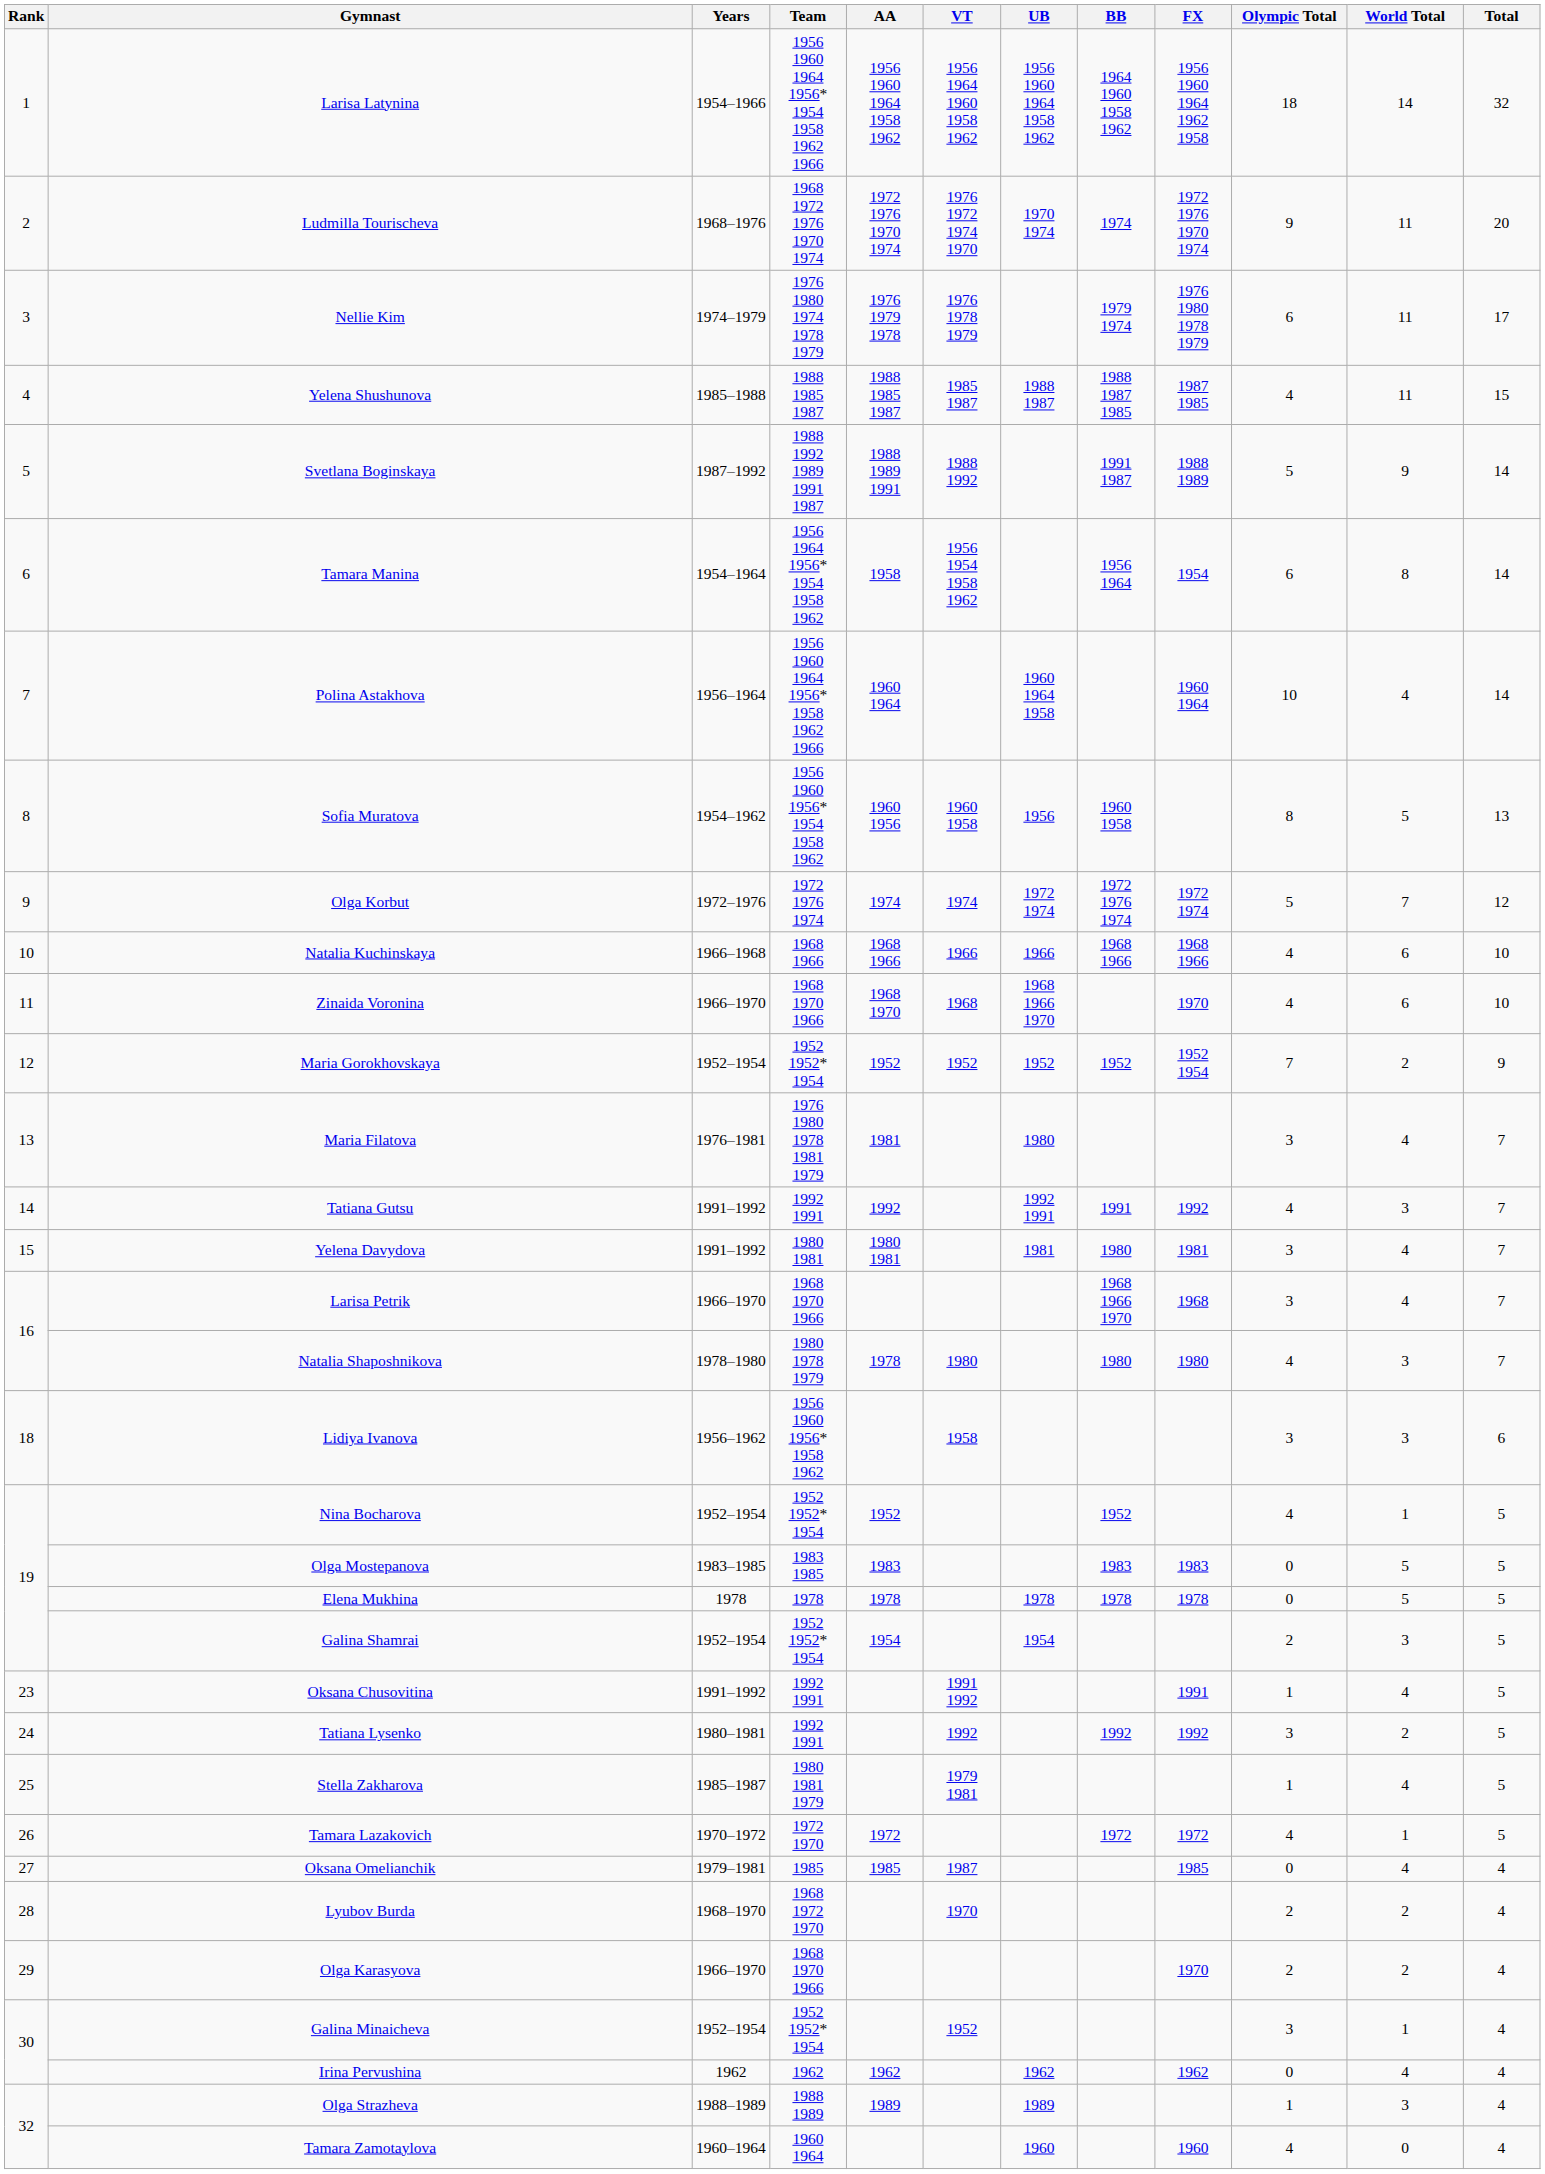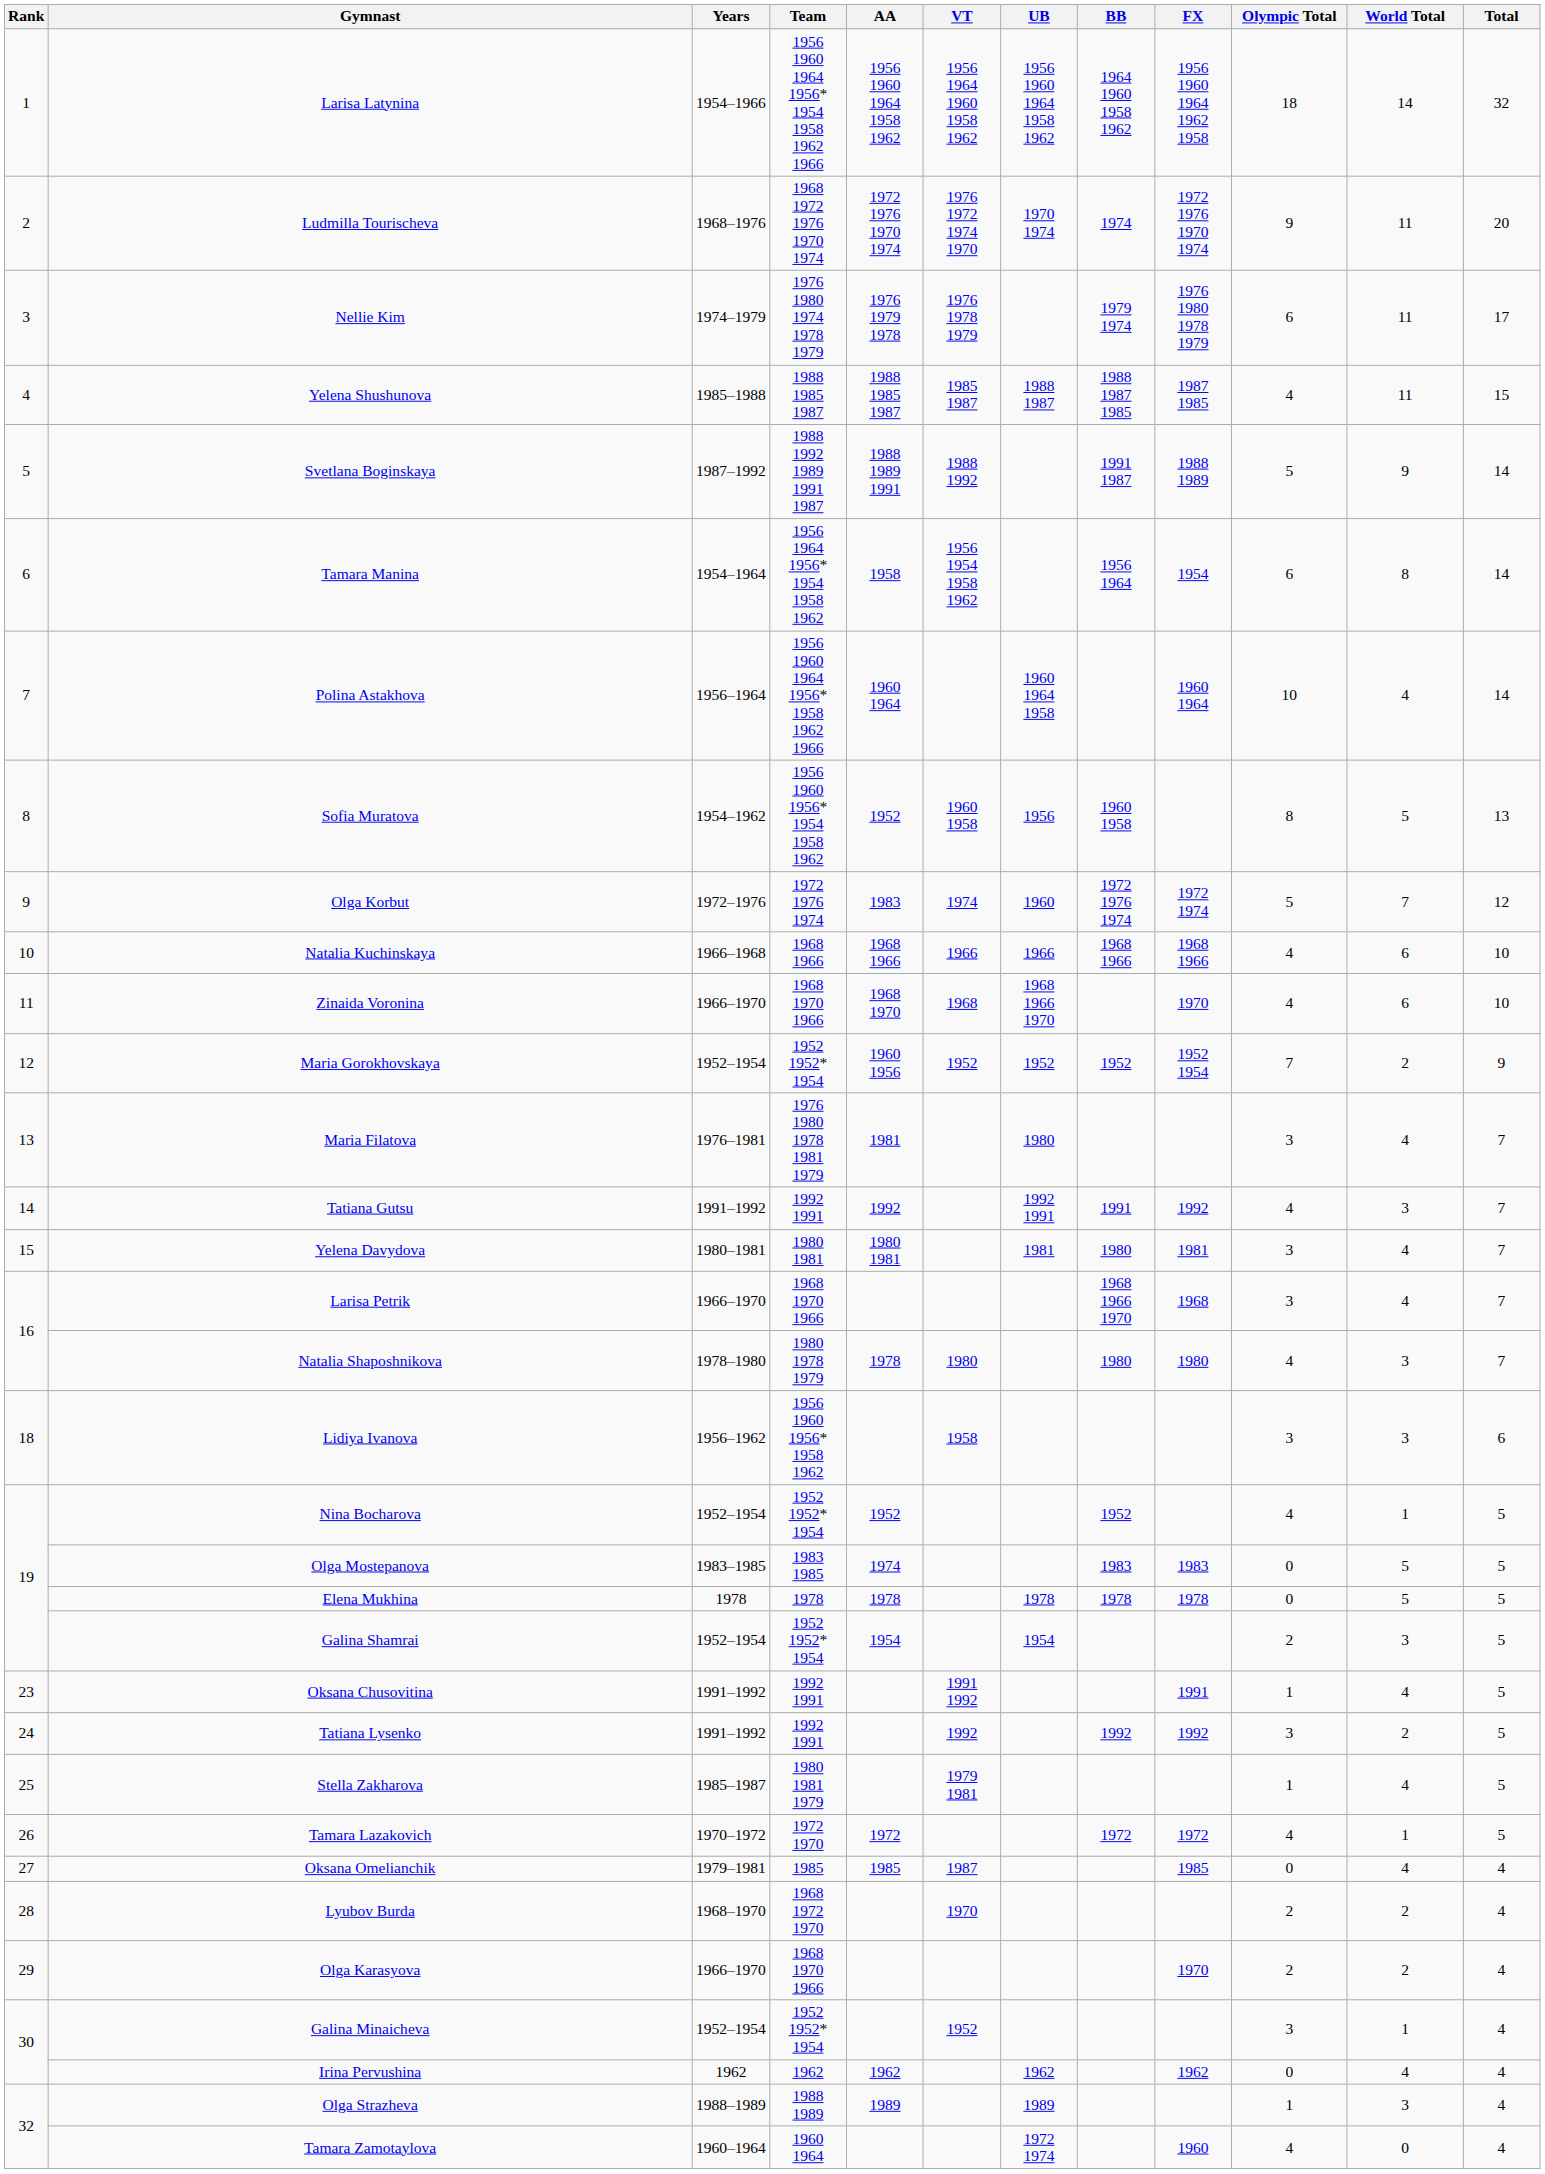(885, 816) 1960 1956 -> (885, 816) 1952
(885, 901) 1974 -> (885, 901) 1983
(1039, 901) 1972 1974 -> (1039, 901) 1960
(885, 1062) 1952 -> (885, 1062) 1960 1956
(731, 1250) 1991–1992 -> (731, 1250) 1980–1981
(885, 1565) 1983 -> (885, 1565) 1974
(731, 1733) 1980–1981 -> (731, 1733) 1991–1992
(1039, 2147) 1960 -> (1039, 2147) 1972 1974
